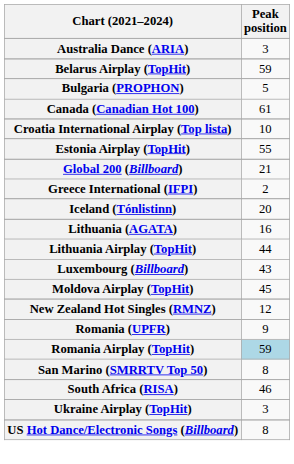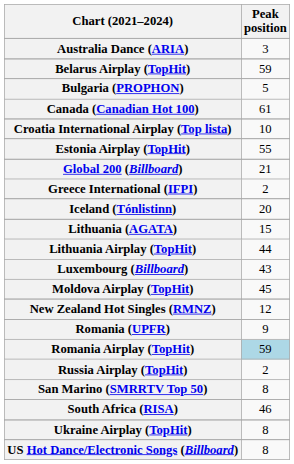(265, 229) 16 -> (265, 229) 15
+ row: (123, 369)
(265, 409) 3 -> (265, 429) 8
